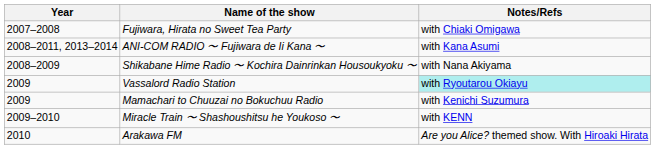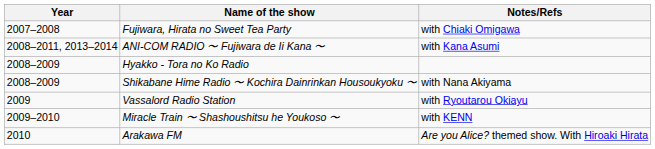+ row: (186, 65)
(474, 83) paleturquoise background -> (474, 100) no background
- row: (223, 100)
